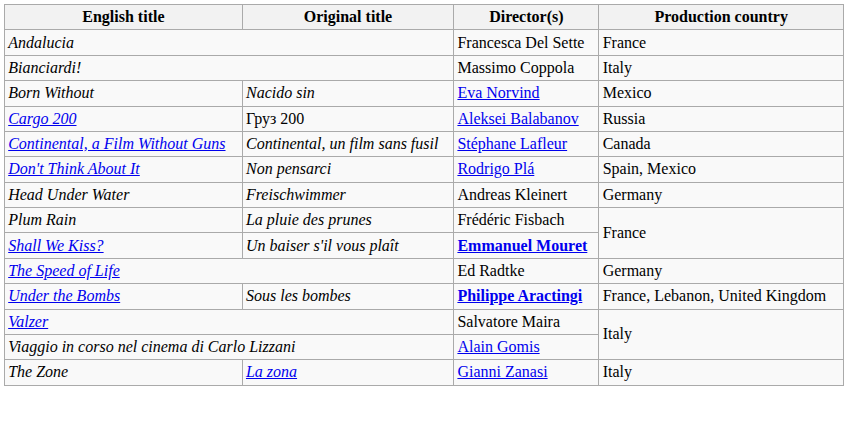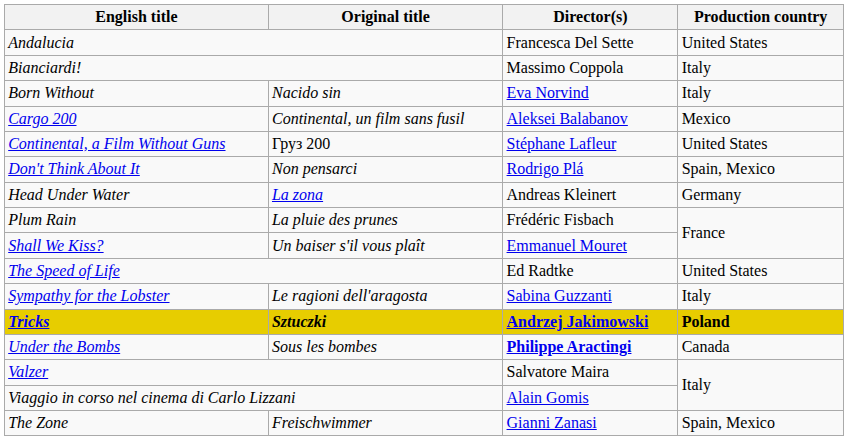(624, 42) France -> (725, 42) United States
(627, 93) Mexico -> (696, 93) Italy
(275, 118) Груз 200 -> (368, 118) Continental, un film sans fusil
(624, 118) Russia -> (706, 118) Mexico
(342, 144) Continental, un film sans fusil -> (301, 144) Груз 200
(627, 144) Canada -> (725, 144) United States
(296, 194) Freischwimmer -> (298, 194) La zona
(522, 245) bold -> (567, 245) normal
(632, 270) Germany -> (725, 270) United States
+ row: (89, 296)
+ row: (29, 321)
(714, 296) France, Lebanon, United Kingdom -> (706, 347) Canada
(272, 372) La zona -> (322, 423) Freischwimmer
(617, 372) Italy -> (728, 423) Spain, Mexico
